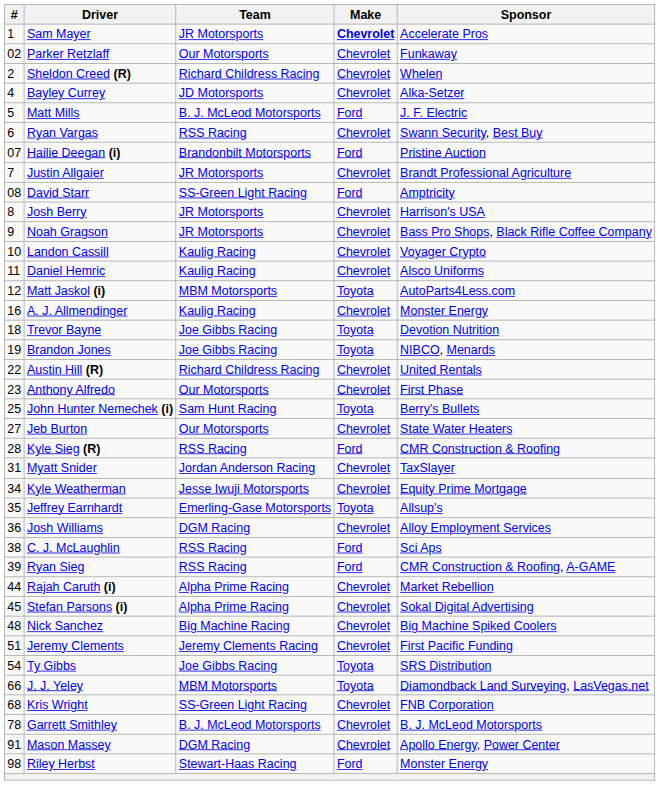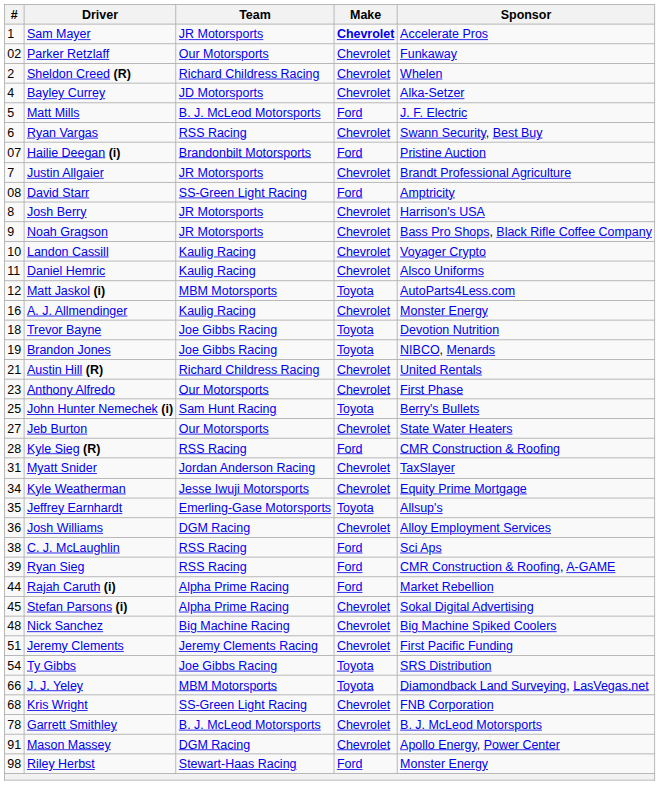(14, 370) 22 -> (14, 370) 21
(364, 587) Chevrolet -> (350, 587) Ford
